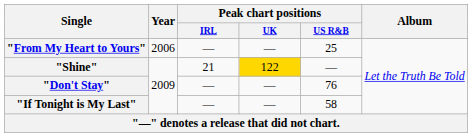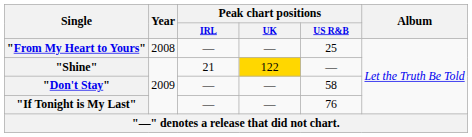(163, 48) 2006 -> (163, 48) 2008
(331, 85) 76 -> (331, 85) 58
(331, 104) 58 -> (331, 104) 76
